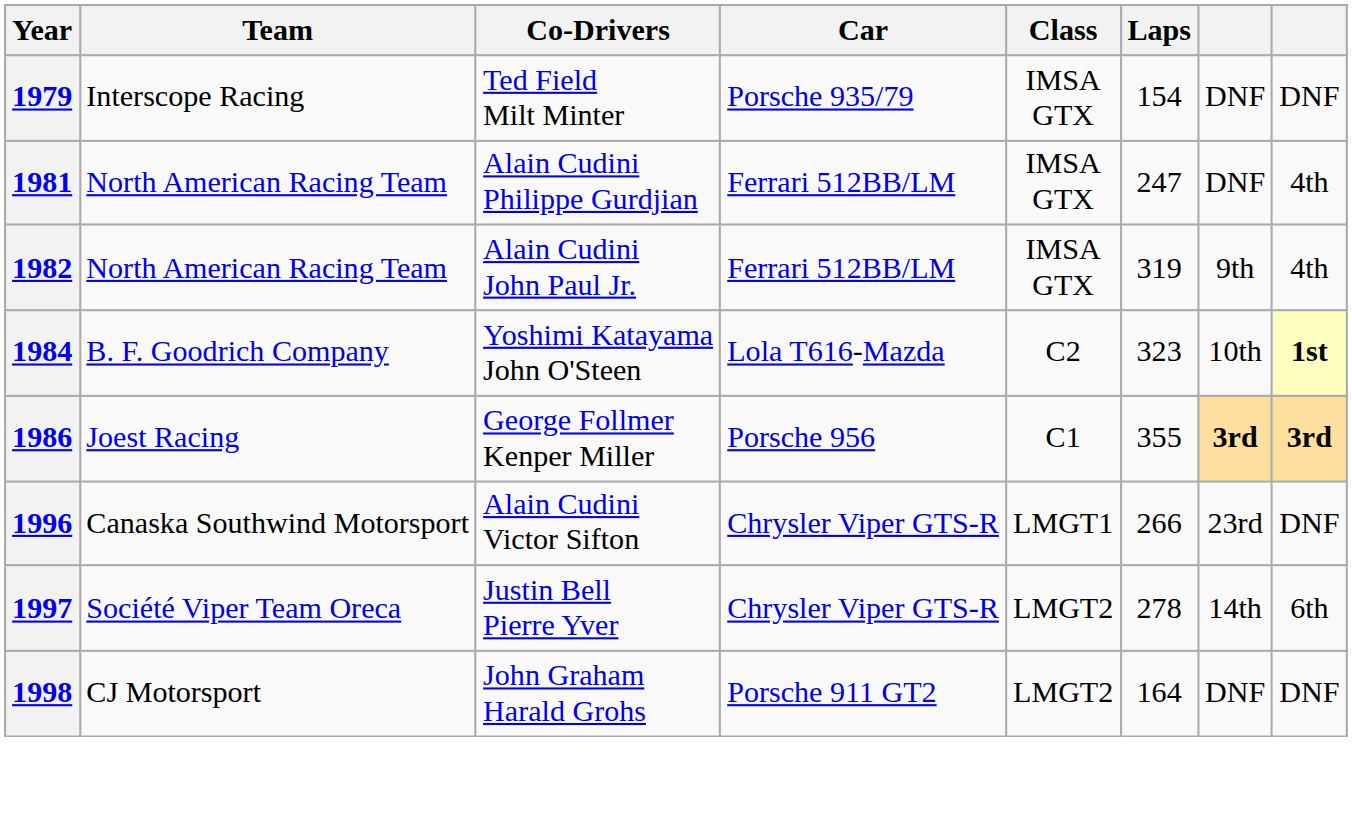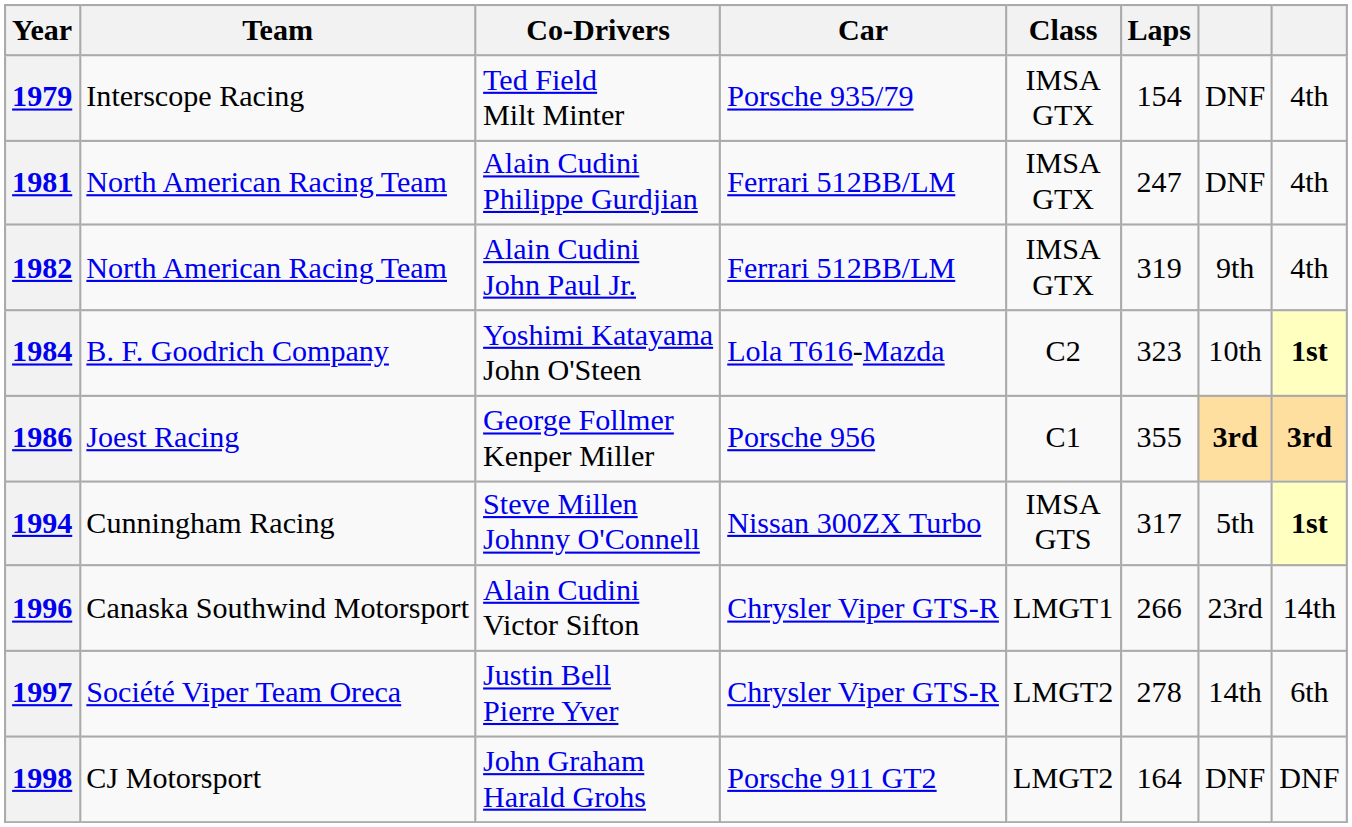(1309, 97) DNF -> (1309, 97) 4th
+ row: (42, 522)
(1309, 522) DNF -> (1309, 608) 14th
